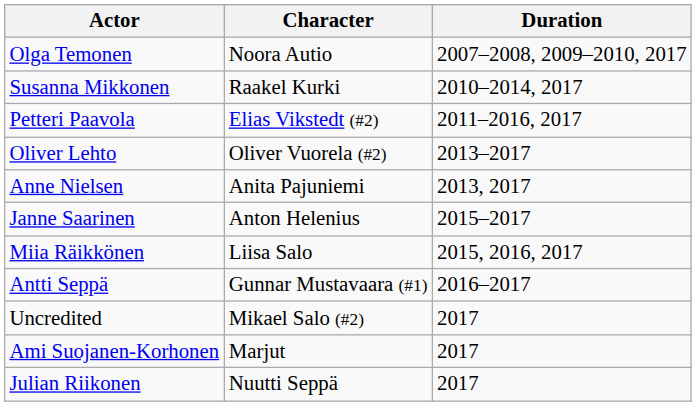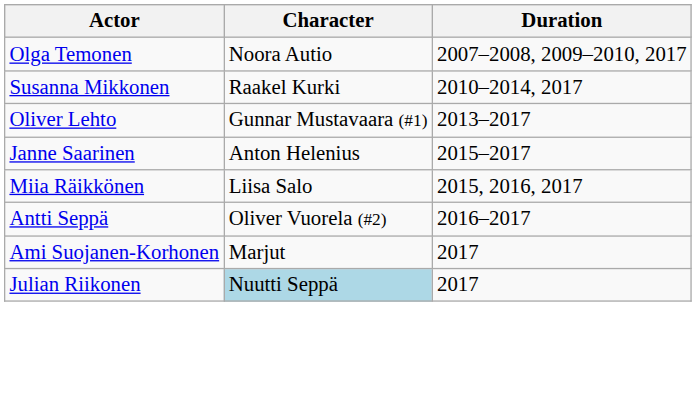- row: (72, 119)
(308, 152) Oliver Vuorela (#2) -> (328, 119) Gunnar Mustavaara (#1)
- row: (66, 185)
(328, 284) Gunnar Mustavaara (#1) -> (308, 218) Oliver Vuorela (#2)
- row: (56, 317)
(283, 383) no background -> (283, 284) lightblue background
